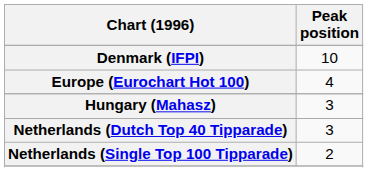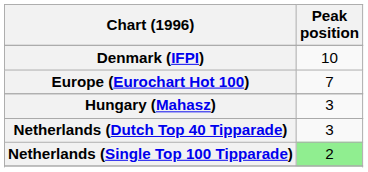(329, 81) 4 -> (329, 81) 7
(329, 154) no background -> (329, 154) lightgreen background
